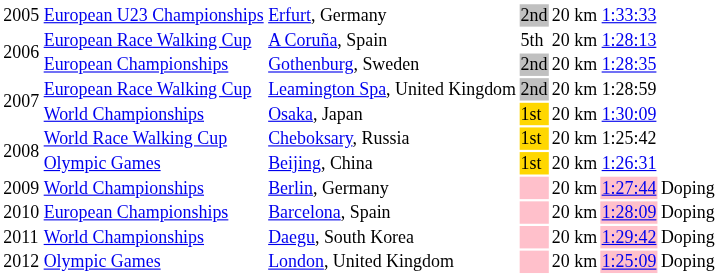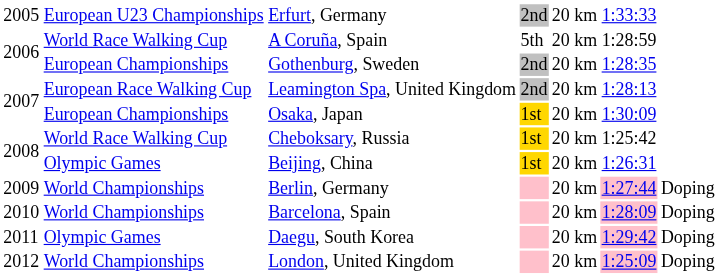(148, 40) European Race Walking Cup -> (135, 40) World Race Walking Cup
(629, 40) 1:28:13 -> (629, 40) 1:28:59
(629, 89) 1:28:59 -> (629, 89) 1:28:13
(124, 113) World Championships -> (136, 113) European Championships
(136, 212) European Championships -> (124, 212) World Championships
(124, 237) World Championships -> (102, 237) Olympic Games
(102, 261) Olympic Games -> (124, 261) World Championships
